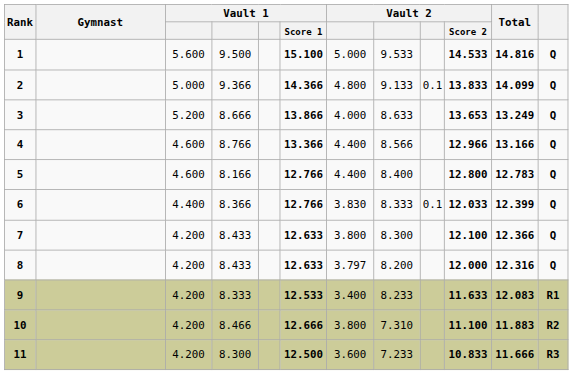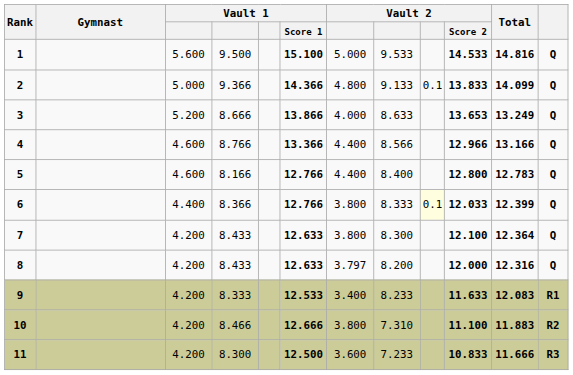(350, 205) 3.830 -> (350, 205) 3.800
(432, 205) no background -> (432, 205) lightyellow background
(515, 235) 12.366 -> (515, 235) 12.364
